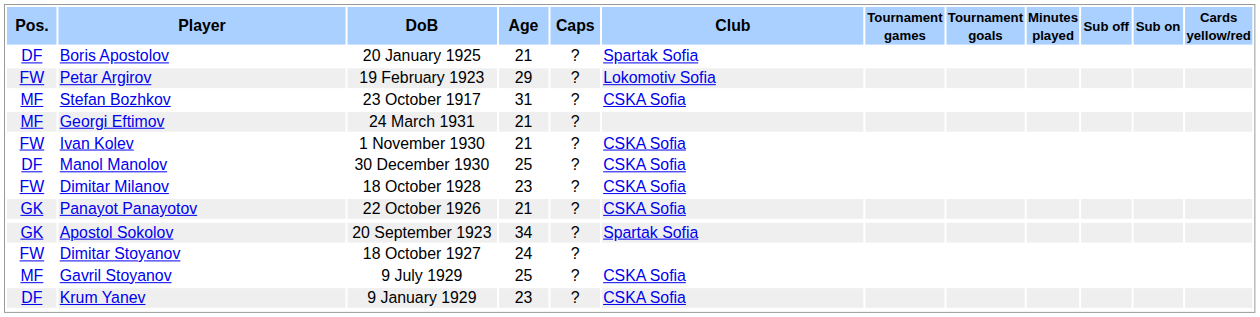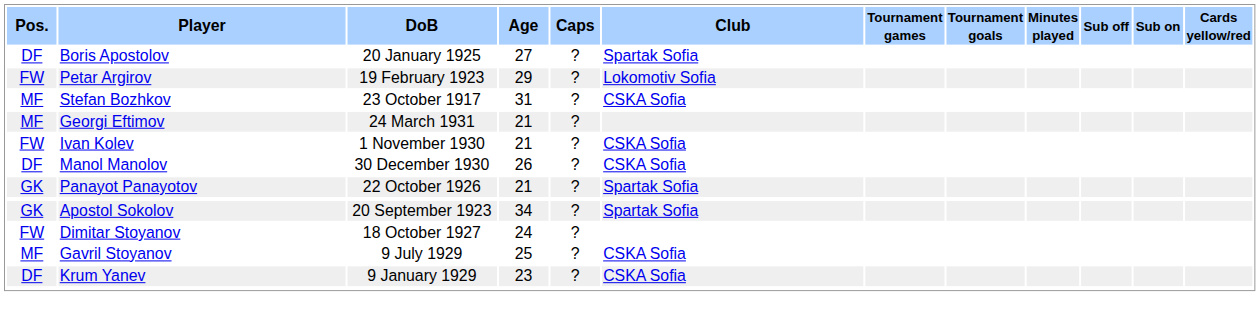(523, 56) 21 -> (523, 56) 27
(523, 165) 25 -> (523, 165) 26
- row: (114, 187)
(645, 208) CSKA Sofia -> (651, 187) Spartak Sofia
